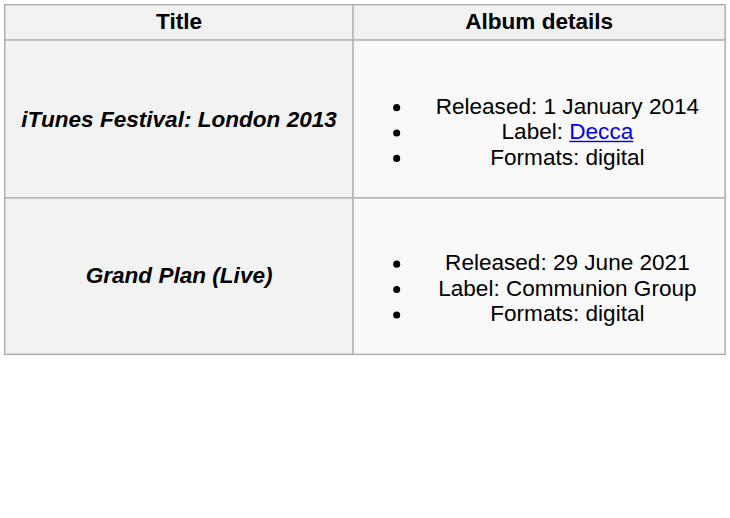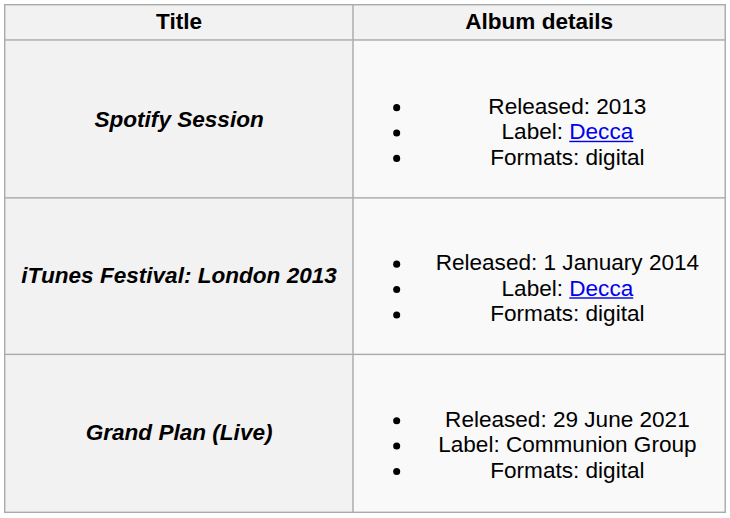+ row: (179, 118)
